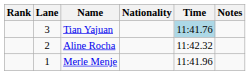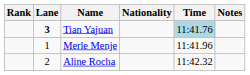(47, 29) normal -> (47, 29) bold
rows swapped: (90, 62) <-> (89, 45)
